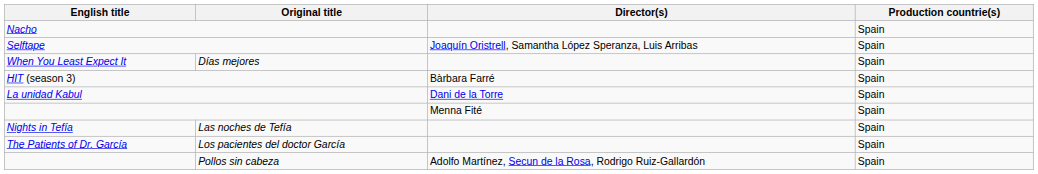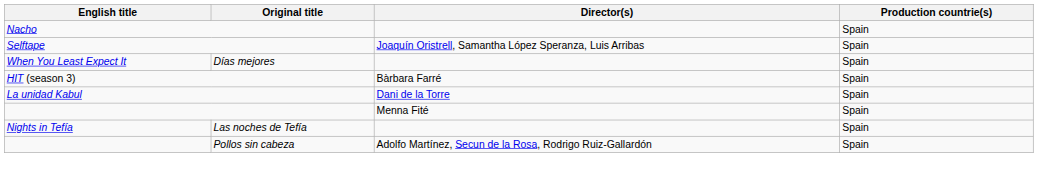- row: (272, 144)
